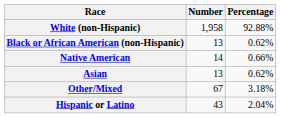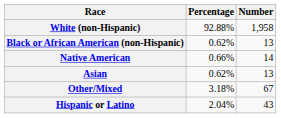columns swapped: (206, 12) <-> (250, 12)
